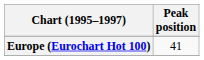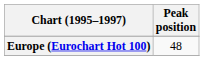(176, 45) 41 -> (176, 45) 48
